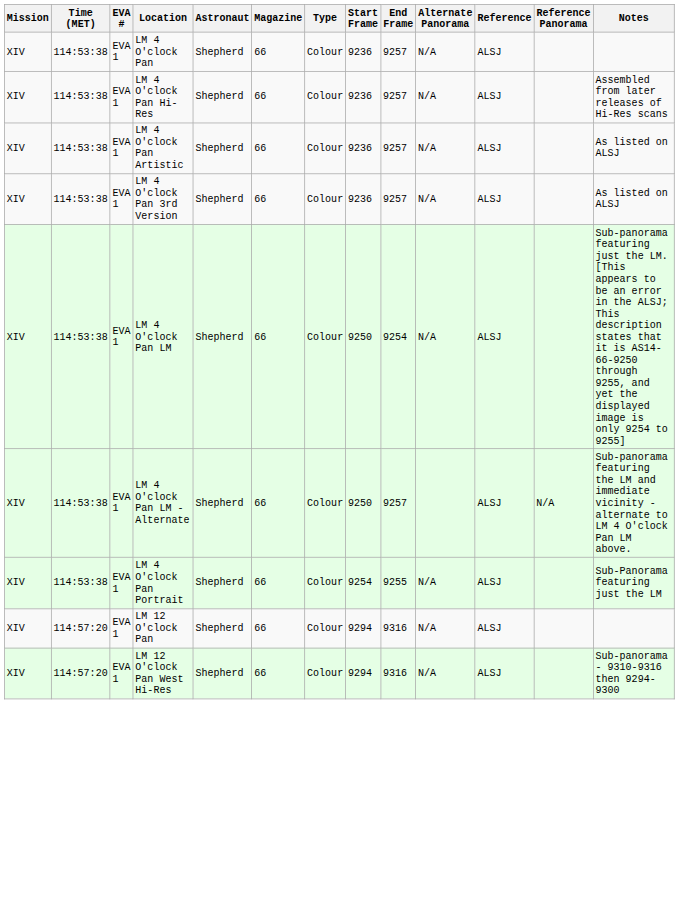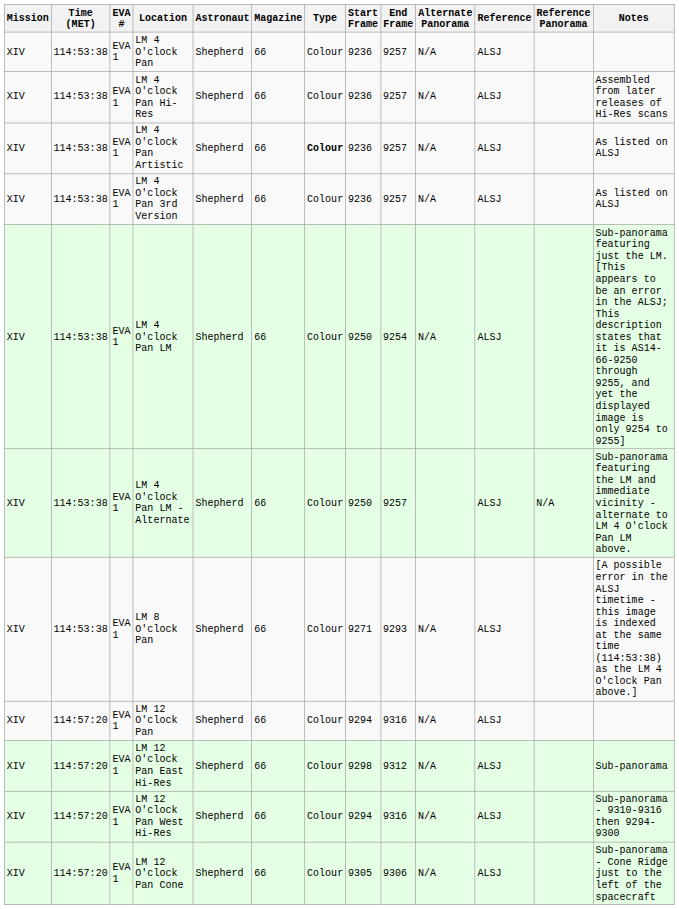(325, 148) normal -> (325, 148) bold
- row: (159, 583)
+ row: (156, 629)
+ row: (159, 766)
+ row: (159, 873)
